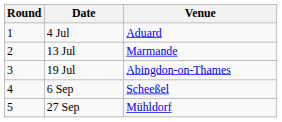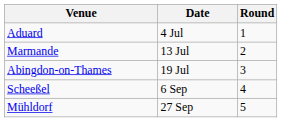columns swapped: (24, 13) <-> (200, 13)
